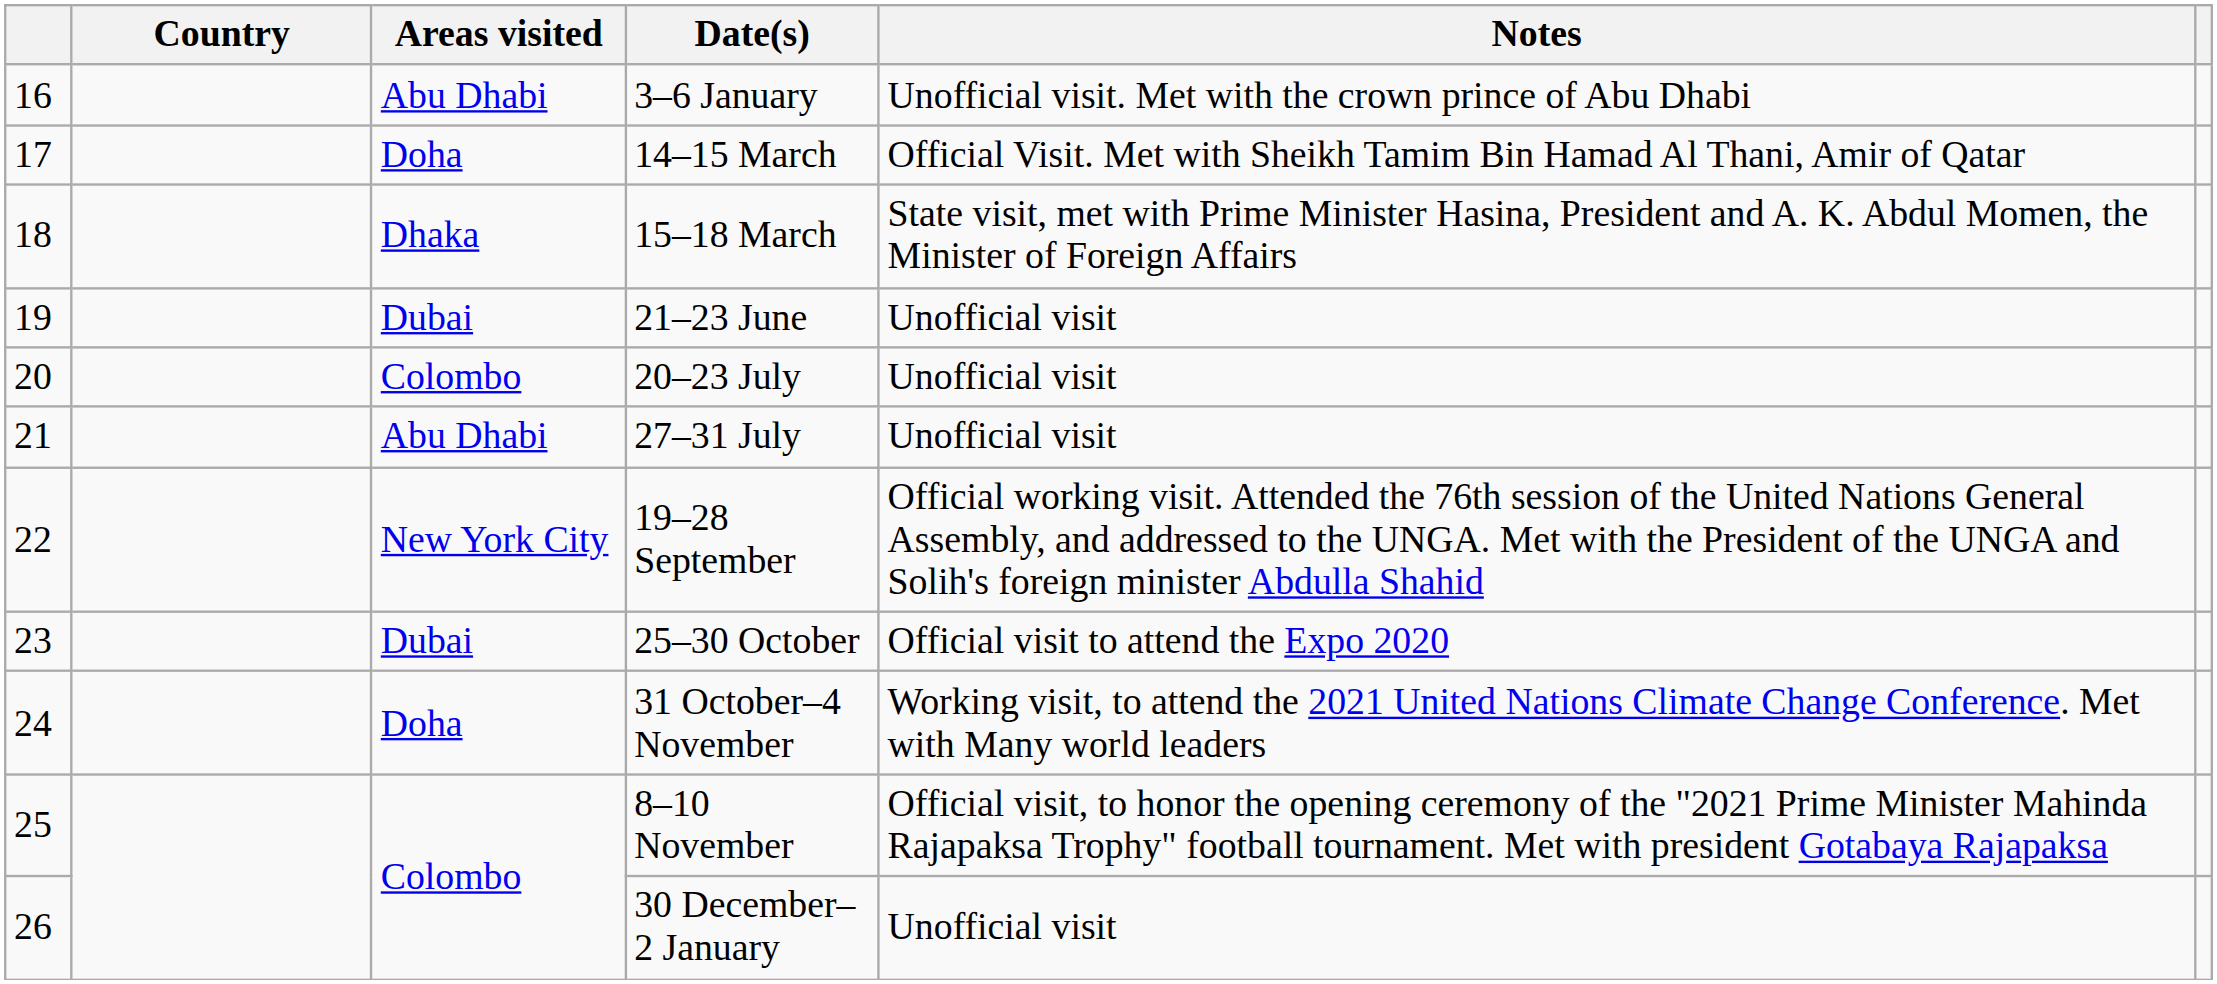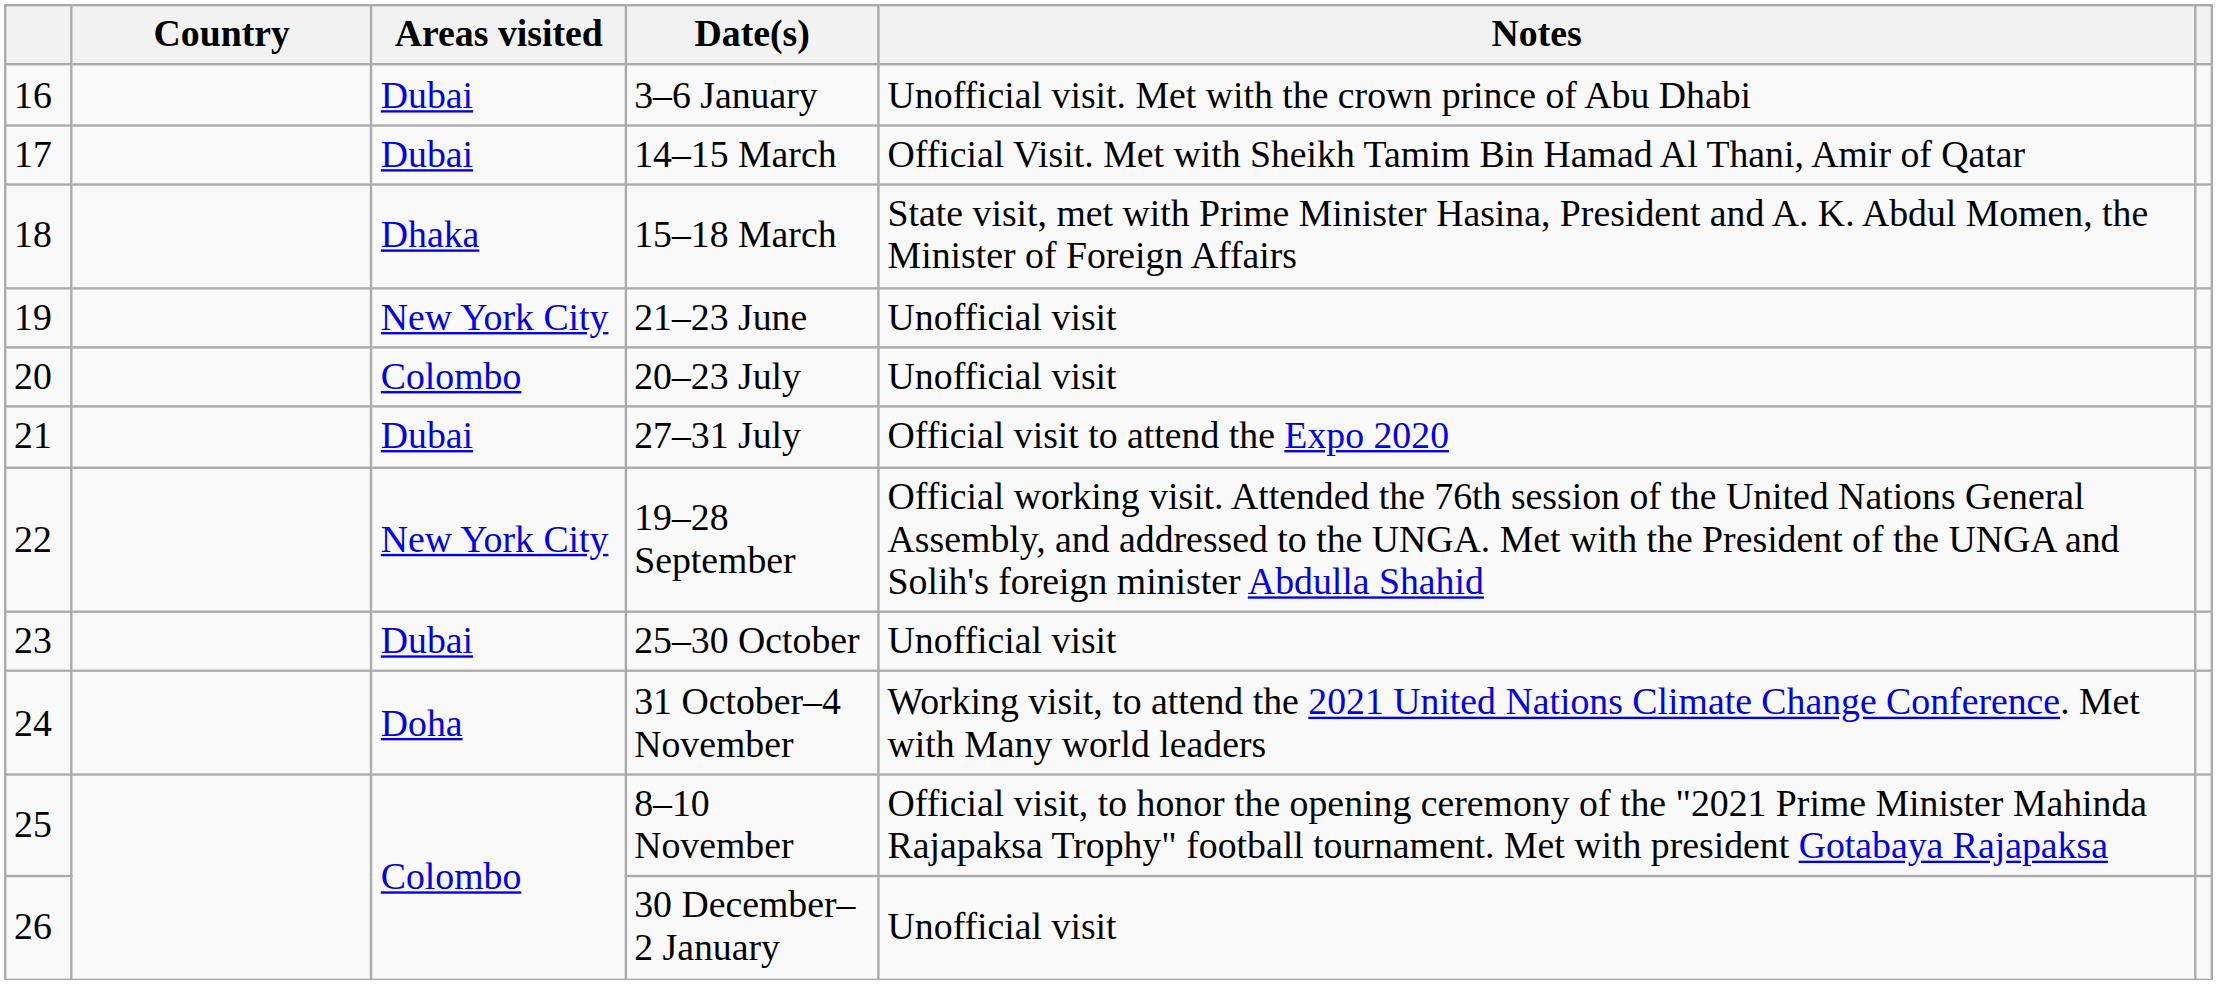(464, 94) Abu Dhabi -> (427, 94) Dubai
(422, 154) Doha -> (427, 154) Dubai
(427, 316) Dubai -> (495, 316) New York City
(464, 436) Abu Dhabi -> (427, 436) Dubai
(1002, 436) Unofficial visit -> (1168, 436) Official visit to attend the Expo 2020
(1168, 640) Official visit to attend the Expo 2020 -> (1002, 640) Unofficial visit
